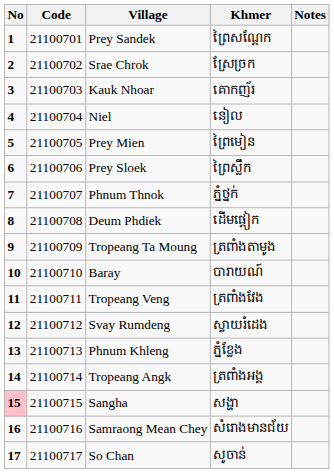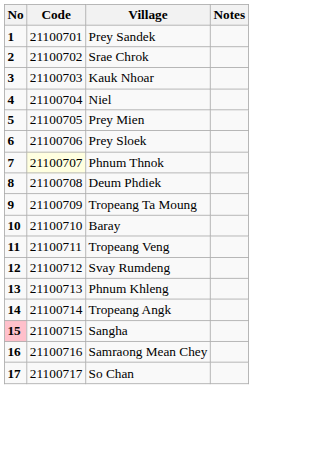- column: (251, 15)
(56, 194) no background -> (56, 162) lightyellow background
